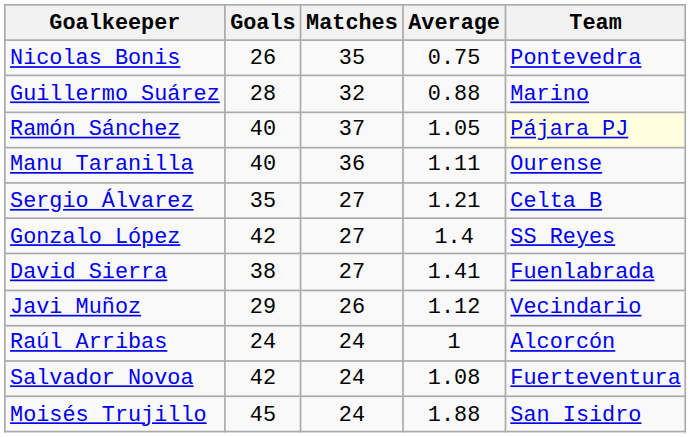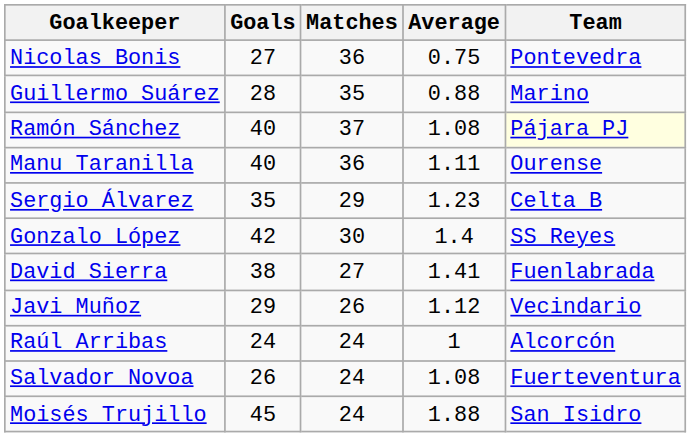(263, 58) 26 -> (263, 58) 27
(352, 58) 35 -> (352, 58) 36
(352, 94) 32 -> (352, 94) 35
(454, 129) 1.05 -> (454, 129) 1.08
(352, 201) 27 -> (352, 201) 29
(454, 201) 1.21 -> (454, 201) 1.23
(352, 236) 27 -> (352, 236) 30
(263, 379) 42 -> (263, 379) 26
